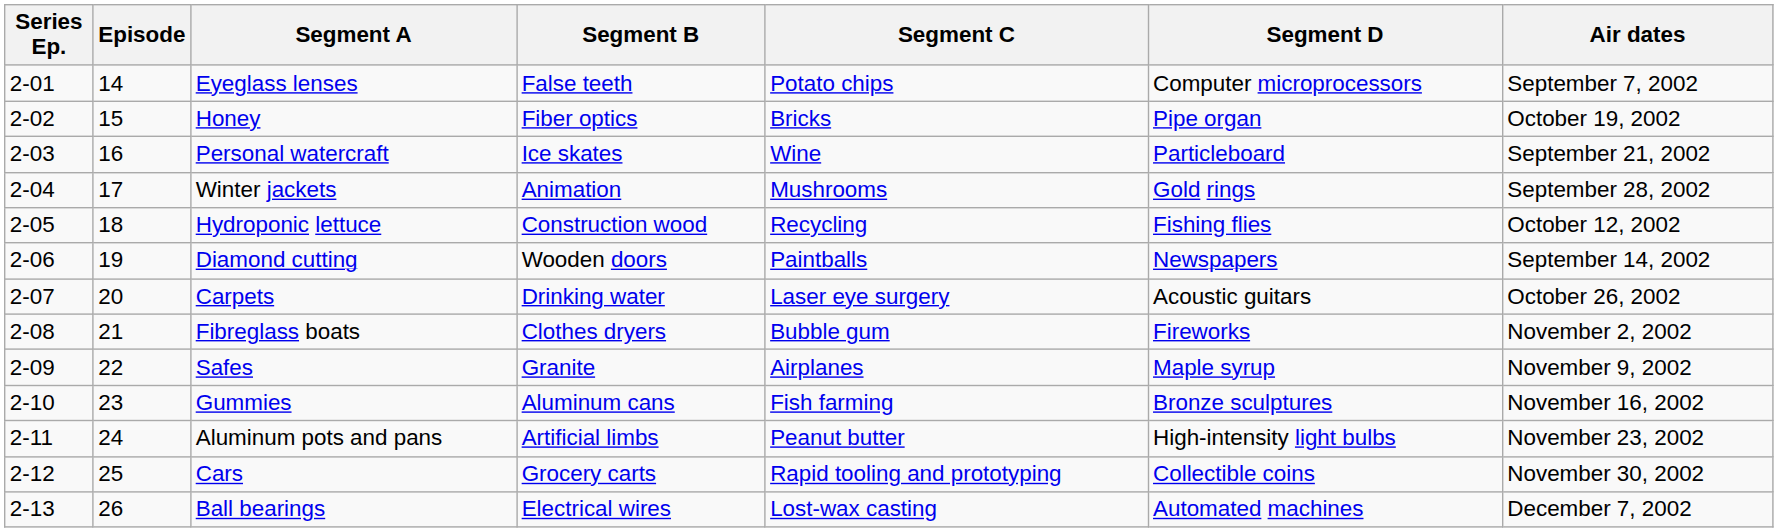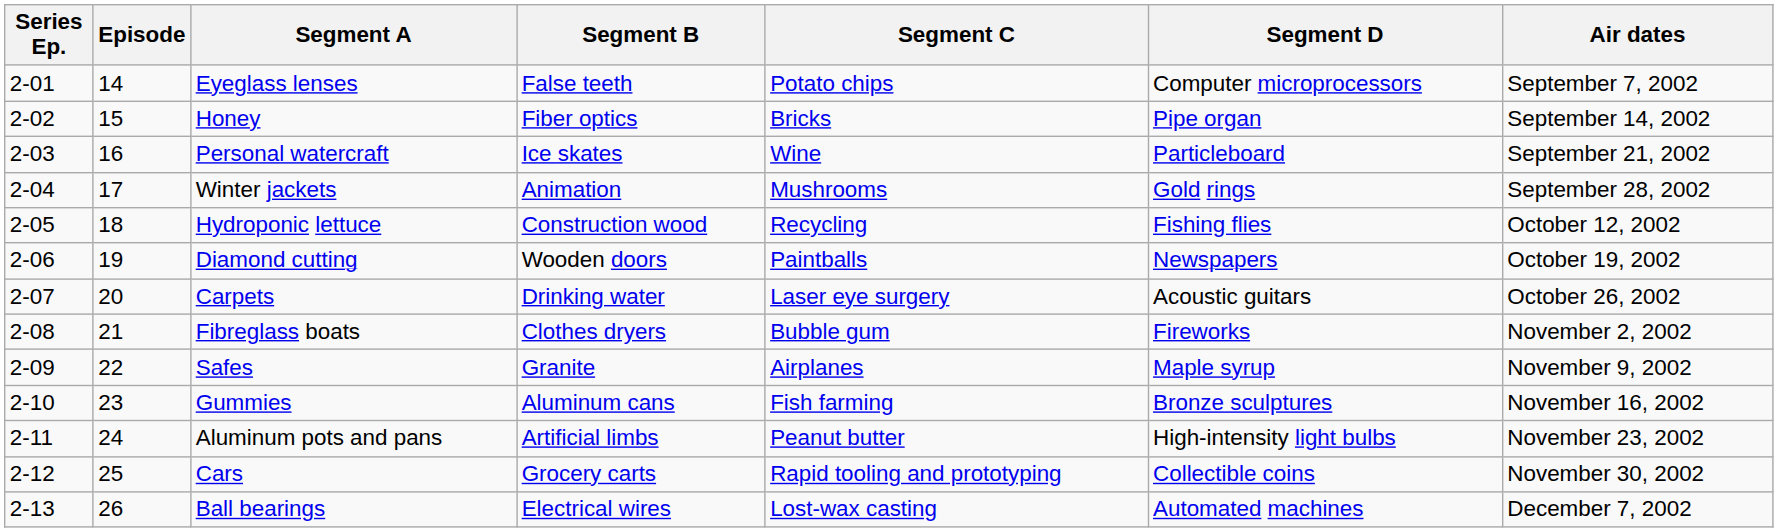(1594, 118) October 19, 2002 -> (1609, 118) September 14, 2002
(1609, 260) September 14, 2002 -> (1594, 260) October 19, 2002
